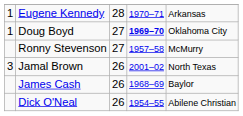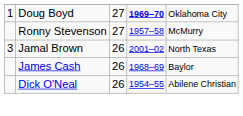- row: (61, 13)
